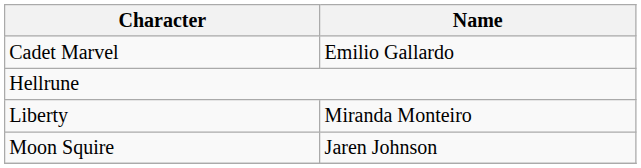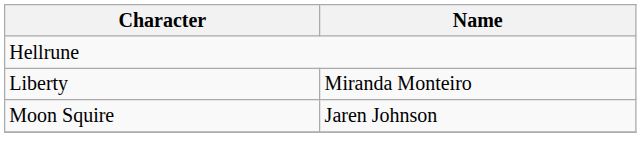- row: (64, 52)
